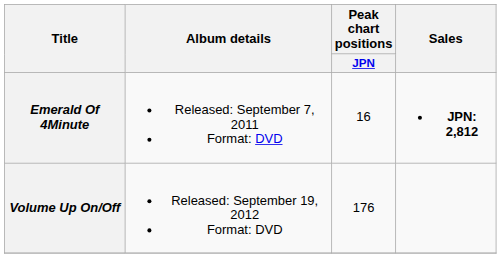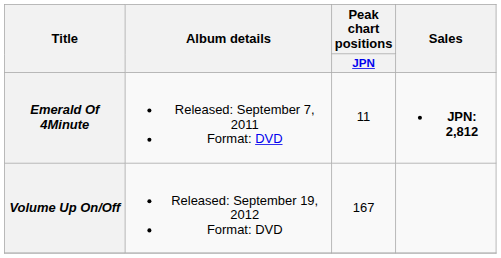(364, 117) 16 -> (364, 117) 11
(364, 207) 176 -> (364, 207) 167
